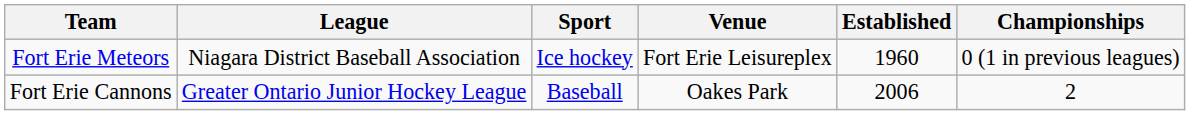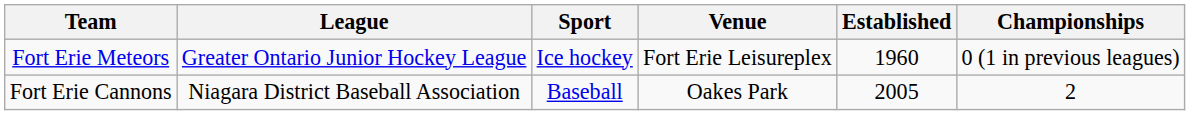(354, 57) Niagara District Baseball Association -> (354, 57) Greater Ontario Junior Hockey League
(354, 92) Greater Ontario Junior Hockey League -> (354, 92) Niagara District Baseball Association
(897, 92) 2006 -> (897, 92) 2005
